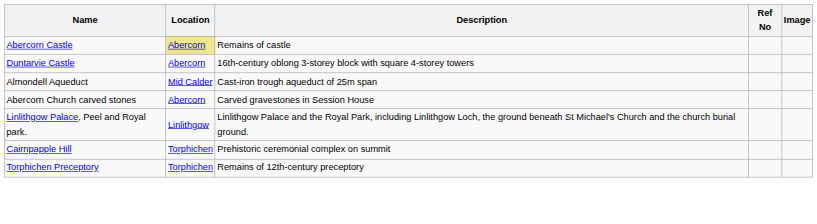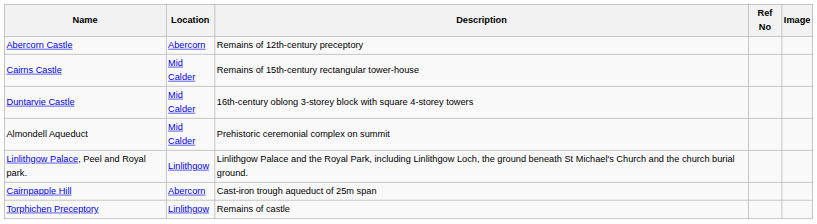(187, 45) khaki background -> (187, 45) no background
(254, 45) Remains of castle -> (290, 45) Remains of 12th-century preceptory
+ row: (34, 70)
(187, 63) Abercorn -> (182, 102) Mid Calder
(297, 82) Cast-iron trough aqueduct of 25m span -> (303, 134) Prehistoric ceremonial complex on summit
- row: (71, 100)
(190, 150) Torphichen -> (187, 191) Abercorn
(304, 150) Prehistoric ceremonial complex on summit -> (297, 191) Cast-iron trough aqueduct of 25m span
(190, 168) Torphichen -> (189, 209) Linlithgow
(291, 168) Remains of 12th-century preceptory -> (253, 209) Remains of castle
